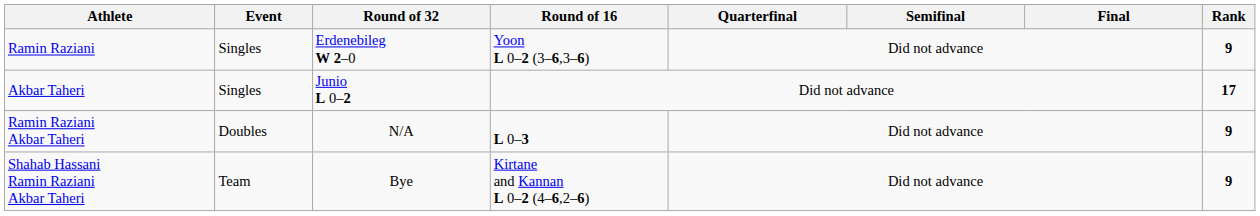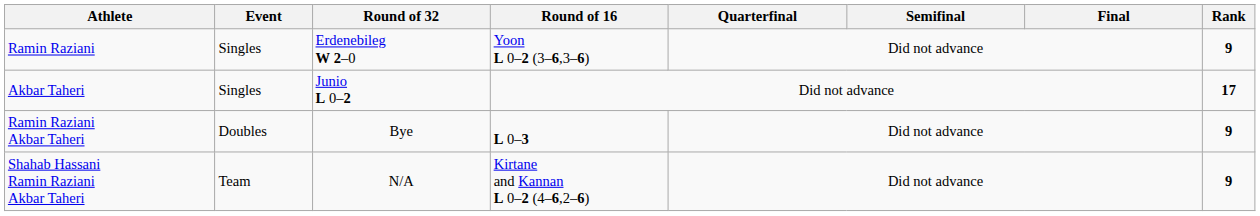(401, 131) N/A -> (401, 131) Bye
(401, 181) Bye -> (401, 181) N/A
